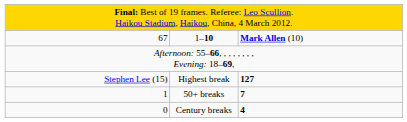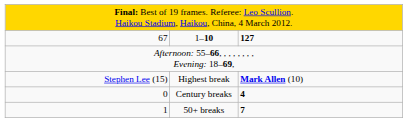(272, 38) Mark Allen (10) -> (247, 38) 127
(247, 79) 127 -> (272, 79) Mark Allen (10)
rows swapped: (204, 110) <-> (204, 95)
